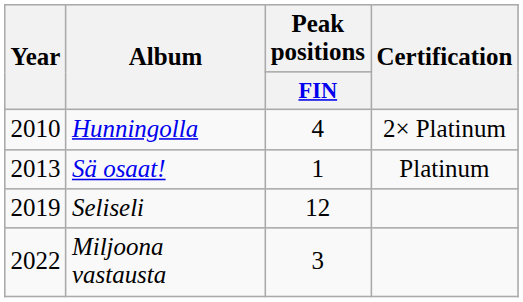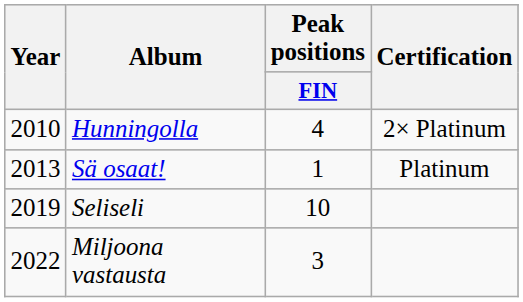(318, 208) 12 -> (318, 208) 10
